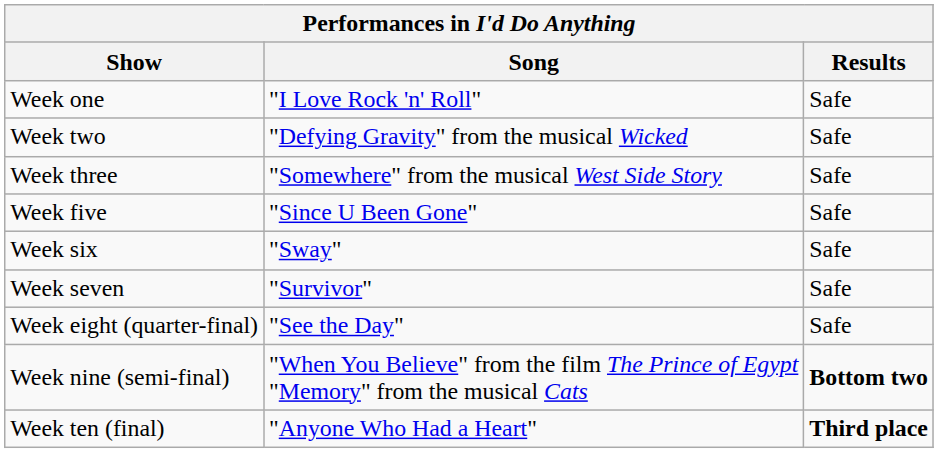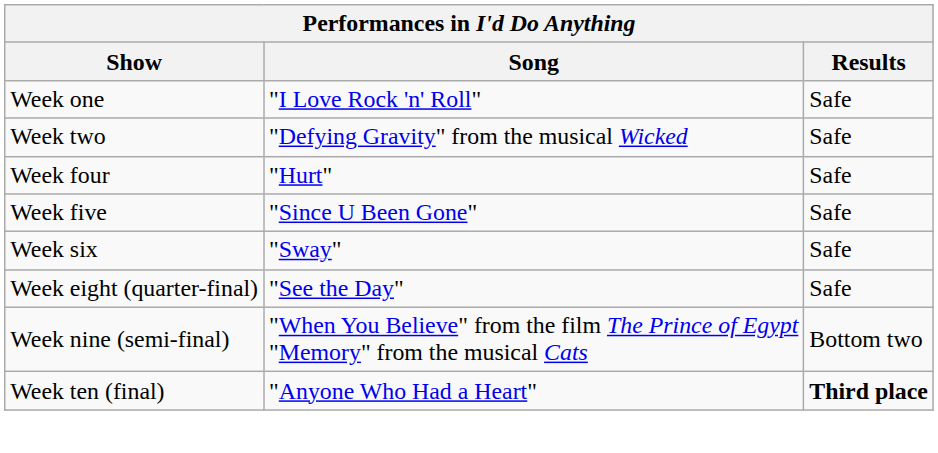- row: (64, 174)
+ row: (60, 174)
- row: (67, 288)
(869, 377) bold -> (866, 339) normal
